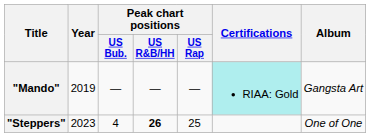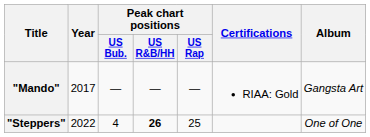(83, 88) 2019 -> (83, 88) 2017
(257, 95) paleturquoise background -> (257, 95) no background
(83, 123) 2023 -> (83, 123) 2022
